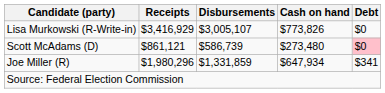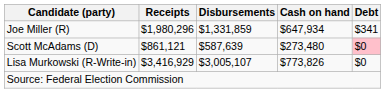rows swapped: (38, 63) <-> (72, 29)
(221, 46) $586,739 -> (221, 46) $587,639
